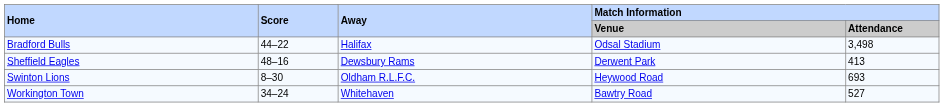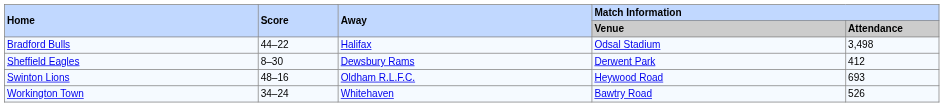(275, 61) 48–16 -> (272, 61) 8–30
(856, 61) 413 -> (856, 61) 412
(272, 78) 8–30 -> (275, 78) 48–16
(856, 94) 527 -> (856, 94) 526
